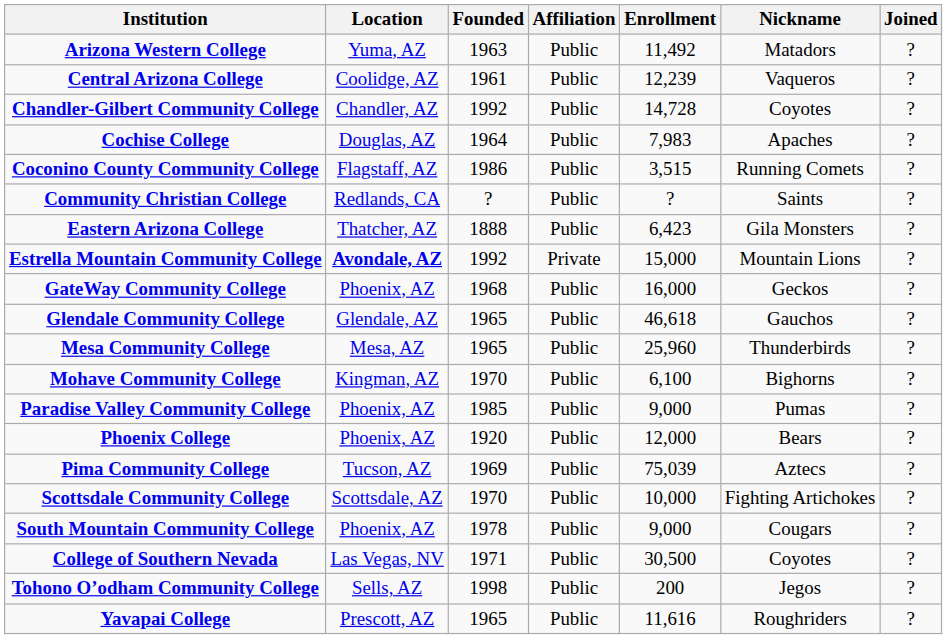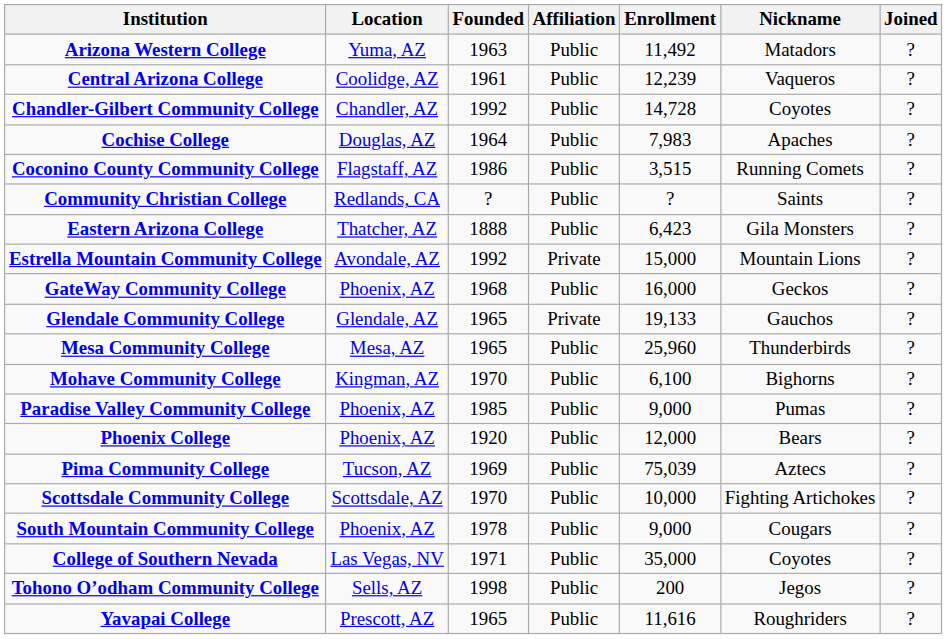(387, 259) bold -> (387, 259) normal
(574, 318) Public -> (574, 318) Private
(670, 318) 46,618 -> (670, 318) 19,133
(670, 558) 30,500 -> (670, 558) 35,000
